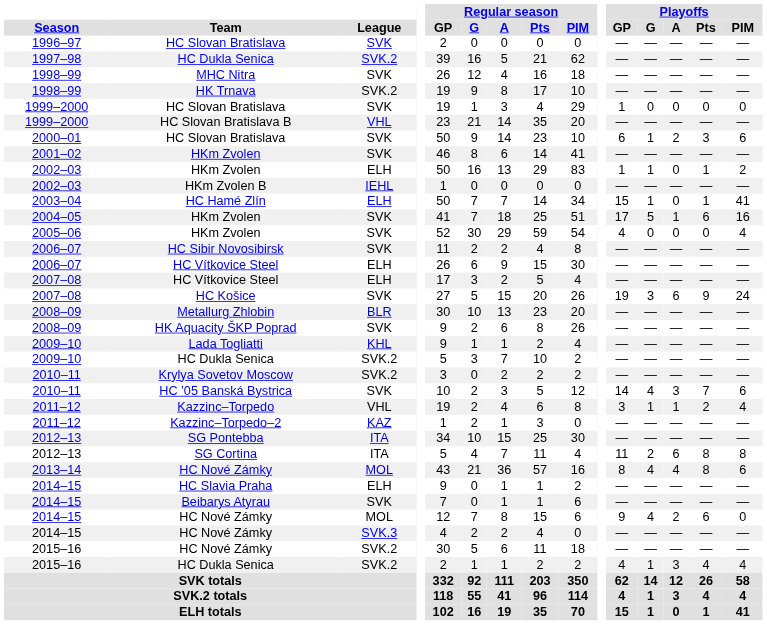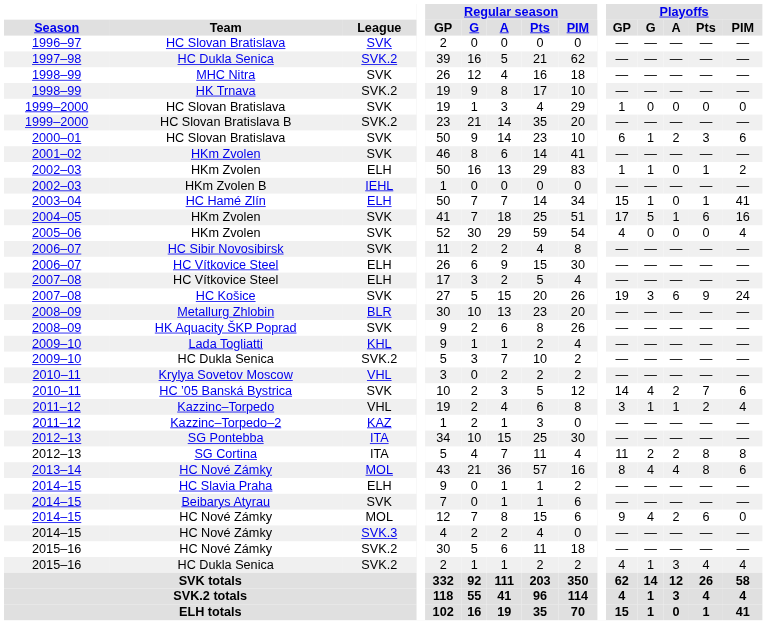(379, 122) VHL -> (379, 122) SVK.2
(379, 375) SVK.2 -> (379, 375) VHL
(676, 391) 3 -> (676, 391) 2
(676, 454) 6 -> (676, 454) 2
